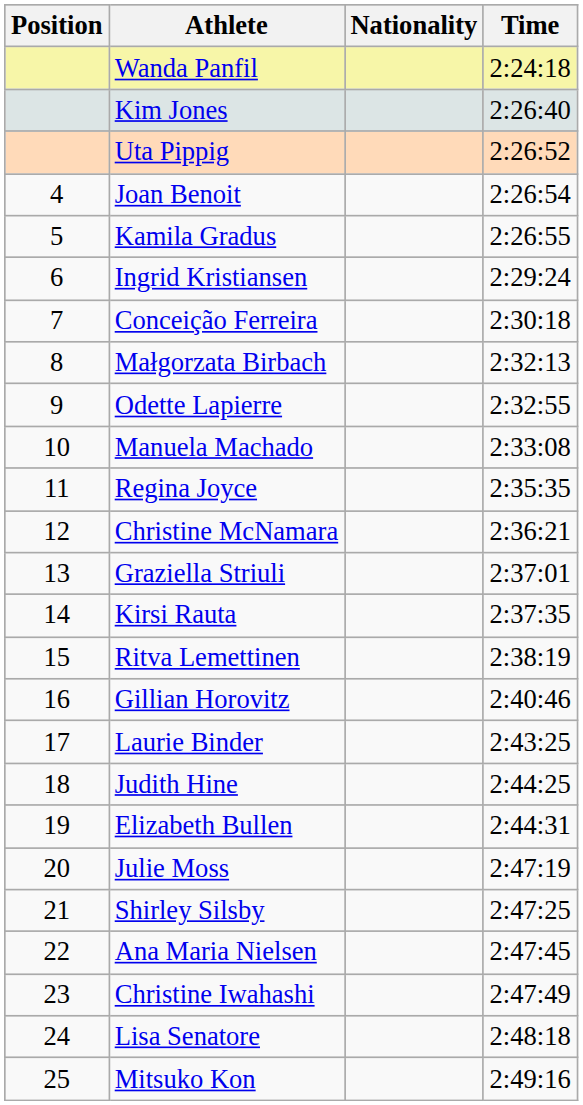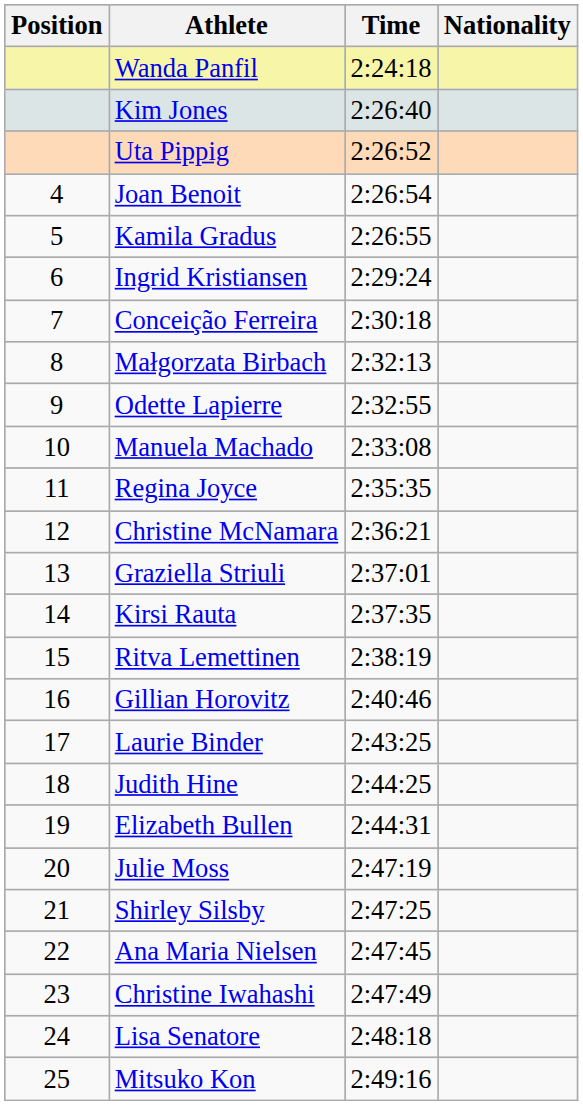columns swapped: (414, 25) <-> (530, 25)
